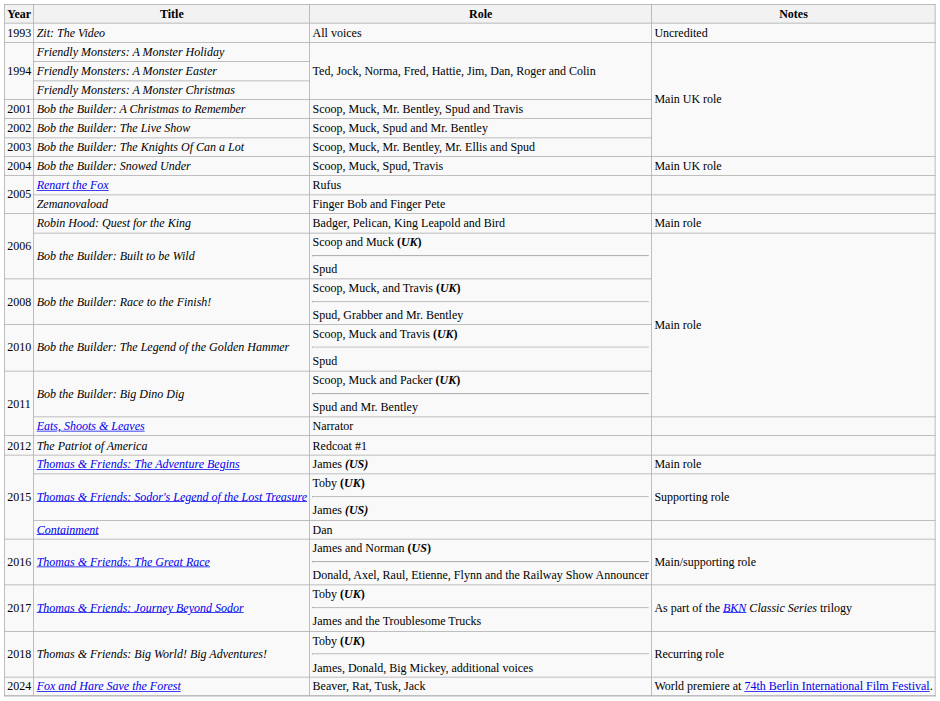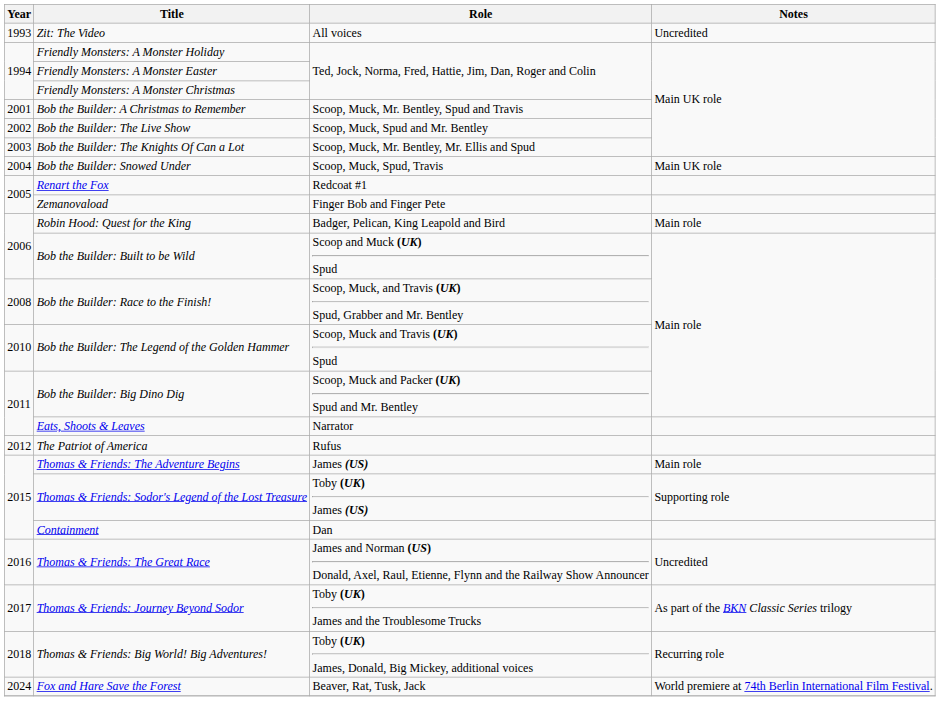(327, 185) Rufus -> (340, 185) Redcoat #1
(340, 445) Redcoat #1 -> (327, 445) Rufus
(705, 562) Main/supporting role -> (681, 562) Uncredited
